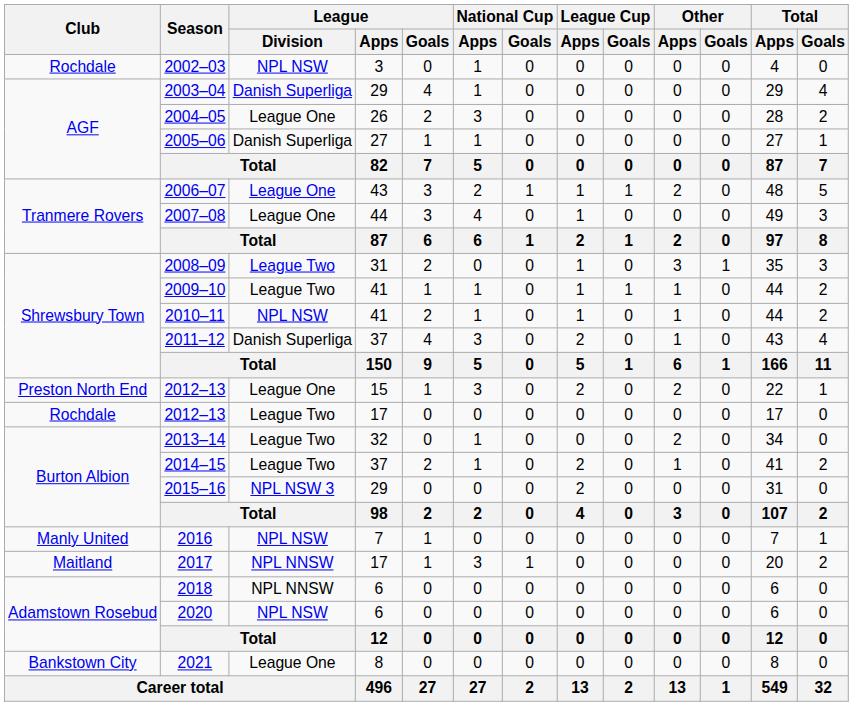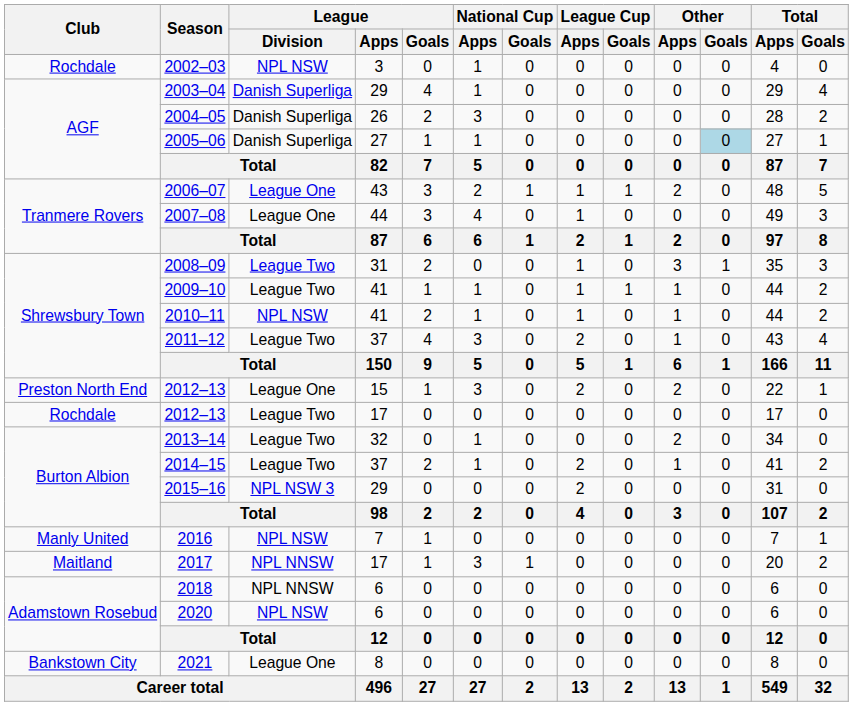(292, 116) League One -> (292, 116) Danish Superliga
(726, 141) no background -> (726, 141) lightblue background
(292, 340) Danish Superliga -> (292, 340) League Two
